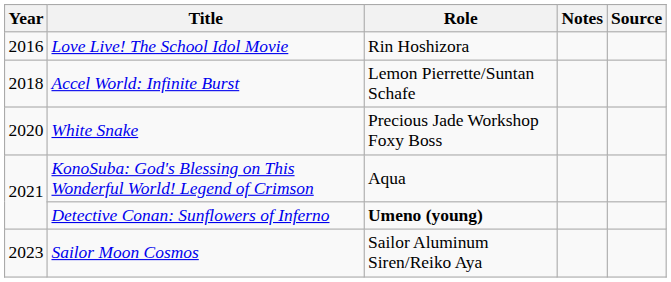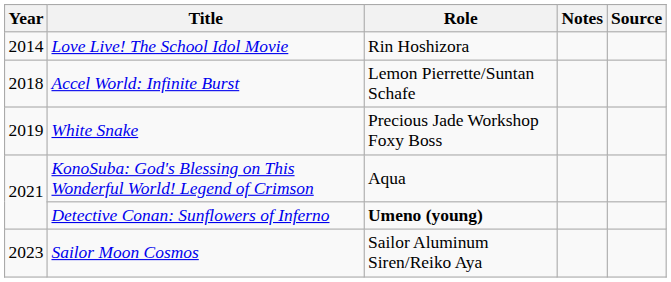(26, 45) 2016 -> (26, 45) 2014
(26, 130) 2020 -> (26, 130) 2019
